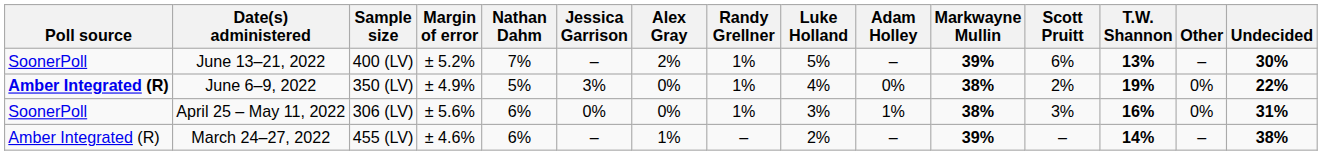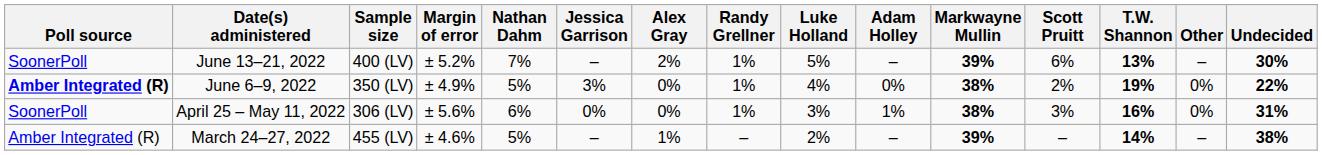(520, 138) 6% -> (520, 138) 5%
